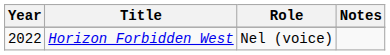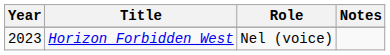(25, 39) 2022 -> (25, 39) 2023
